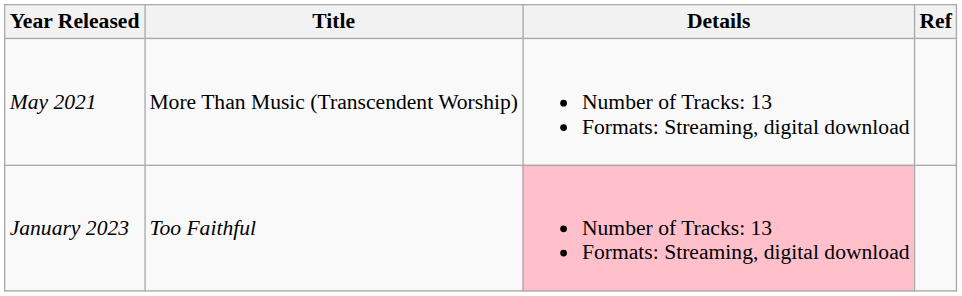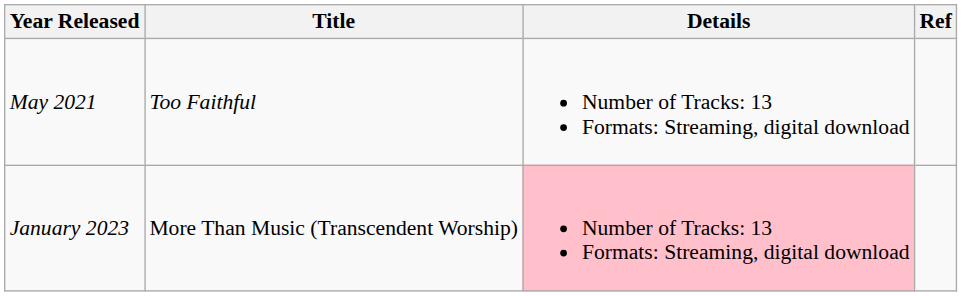(334, 101) More Than Music (Transcendent Worship) -> (203, 101) Too Faithful
(203, 227) Too Faithful -> (334, 227) More Than Music (Transcendent Worship)
